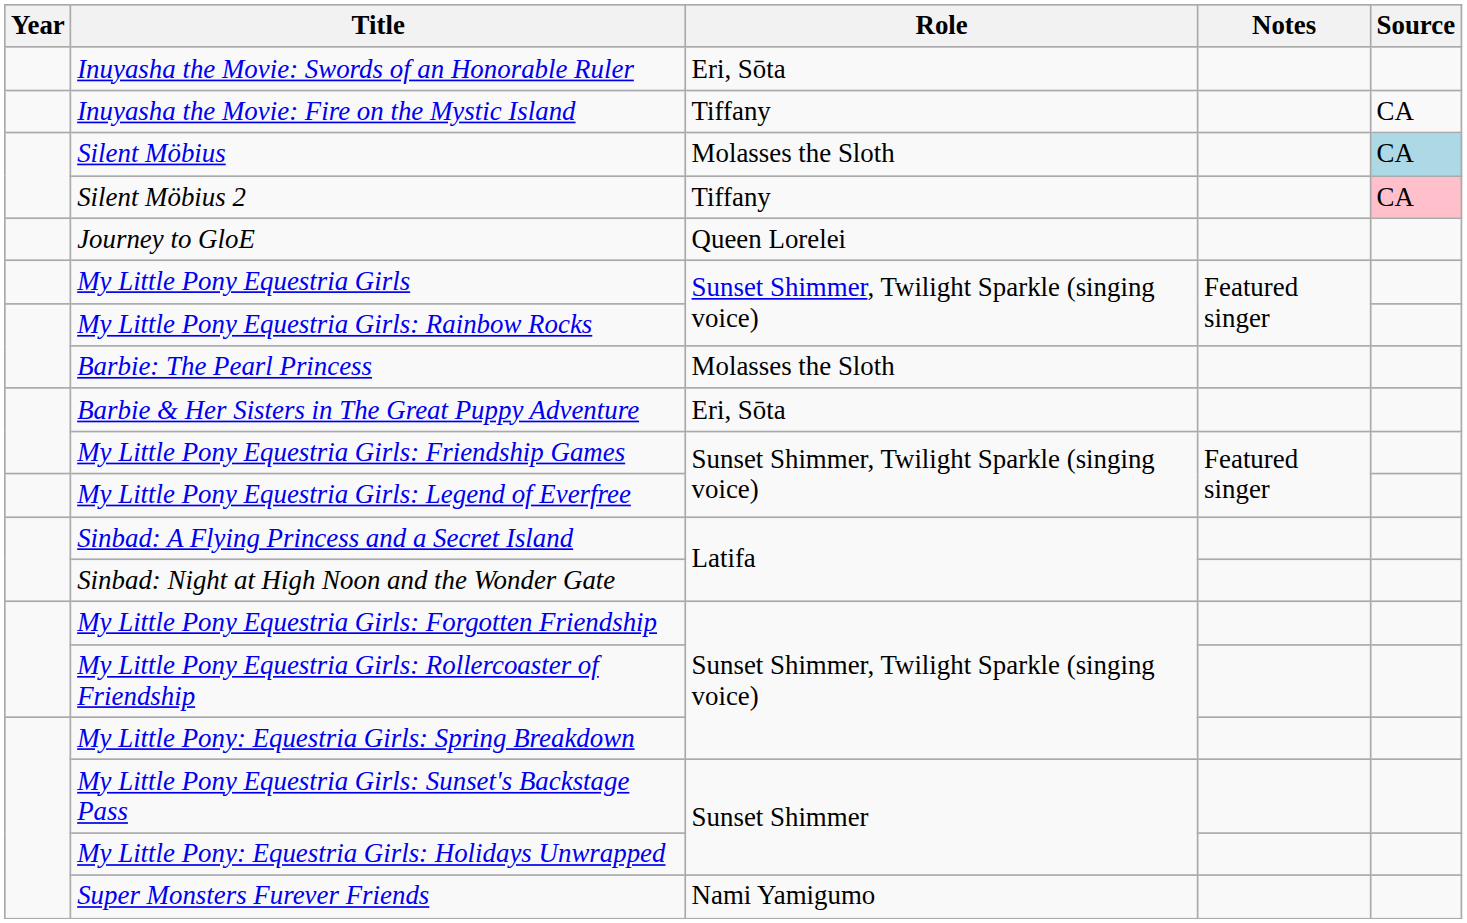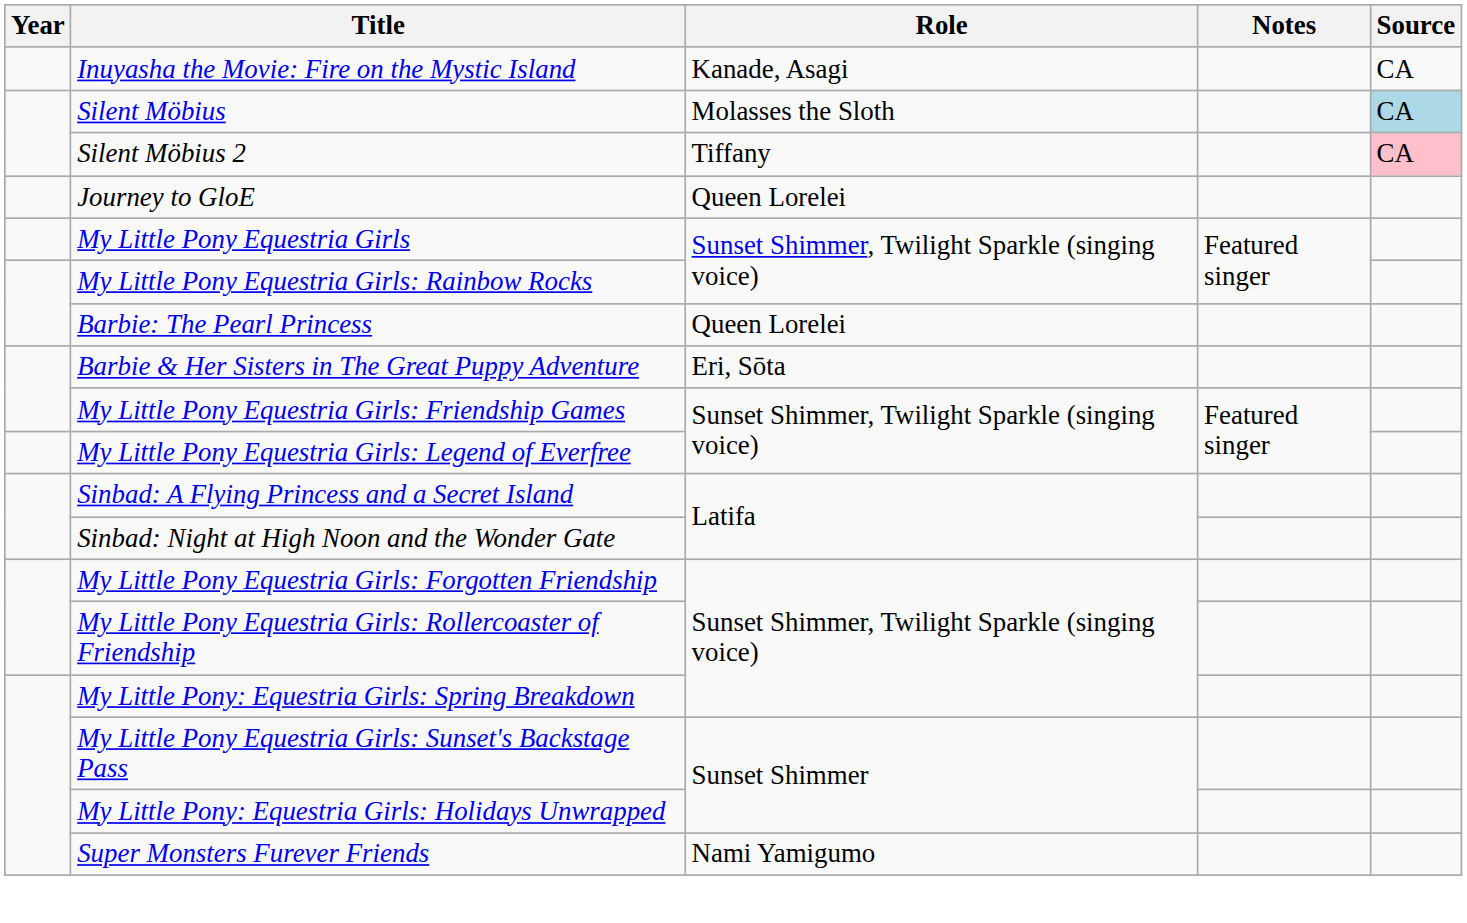- row: (356, 68)
(731, 111) Tiffany -> (770, 68) Kanade, Asagi
(793, 366) Molasses the Sloth -> (769, 324) Queen Lorelei
